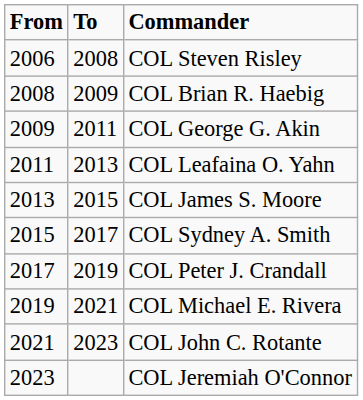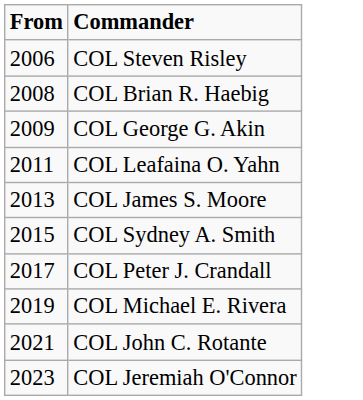- column: (85, 22)
